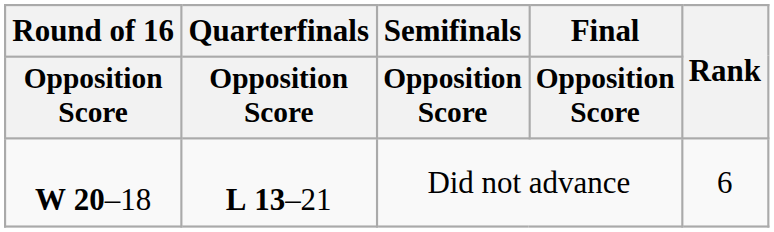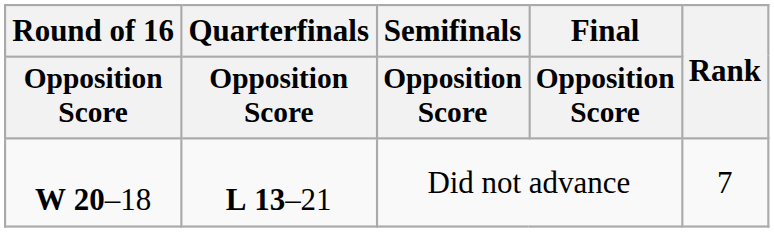(725, 182) 6 -> (725, 182) 7
